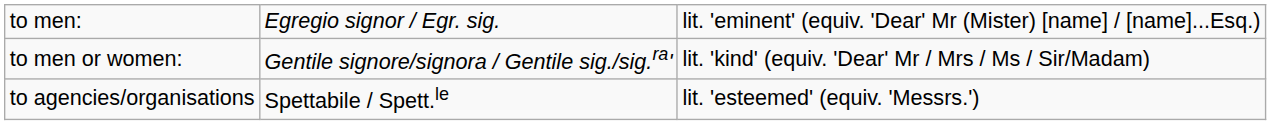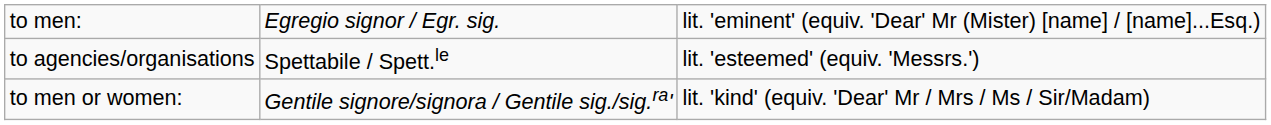rows swapped: (96, 58) <-> (132, 98)
